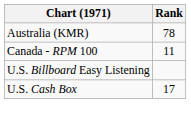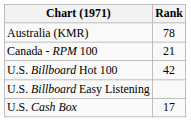(169, 51) 11 -> (169, 51) 21
+ row: (62, 70)
